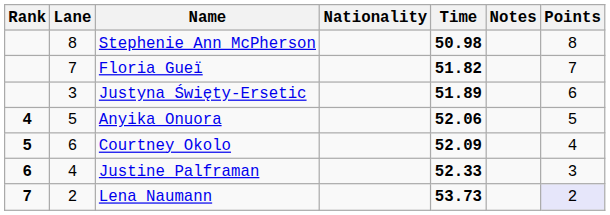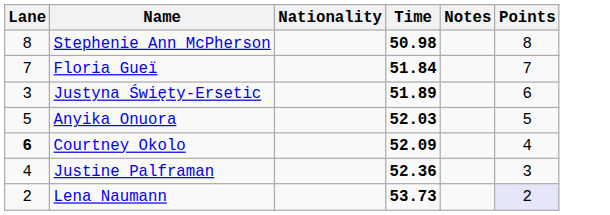- column: (27, 17)
(458, 69) 51.82 -> (413, 69) 51.84
(458, 120) 52.06 -> (413, 120) 52.03
(72, 146) normal -> (27, 146) bold
(458, 171) 52.33 -> (413, 171) 52.36
